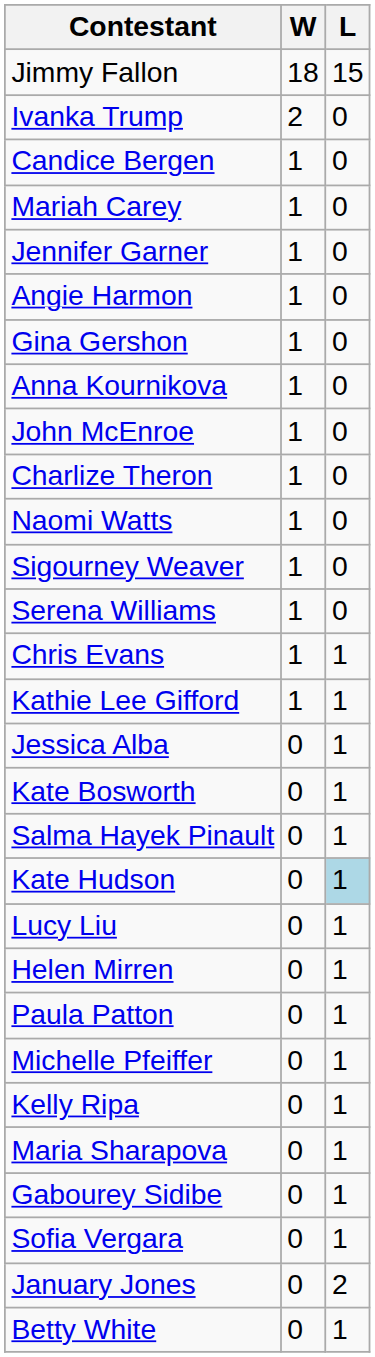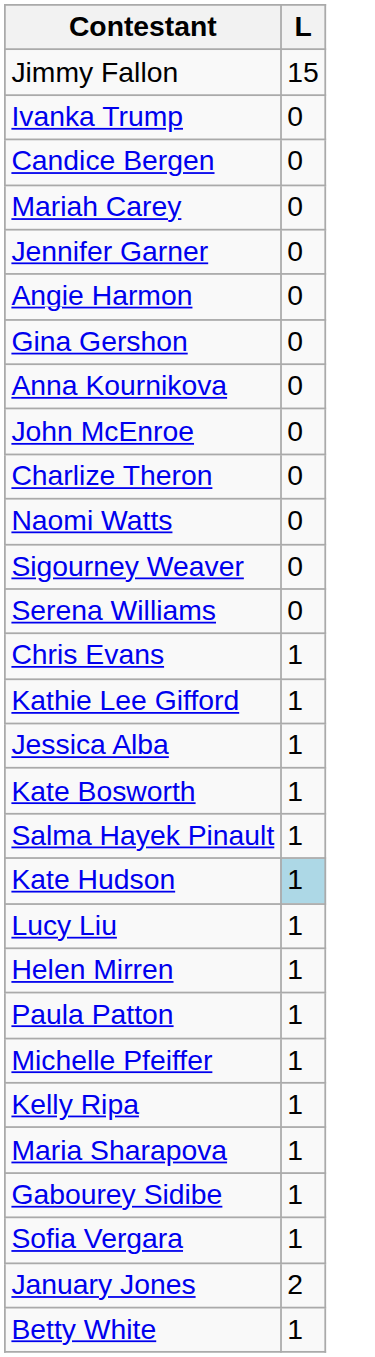- column: (303, 26)
